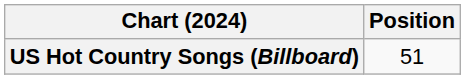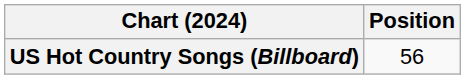(412, 56) 51 -> (412, 56) 56
